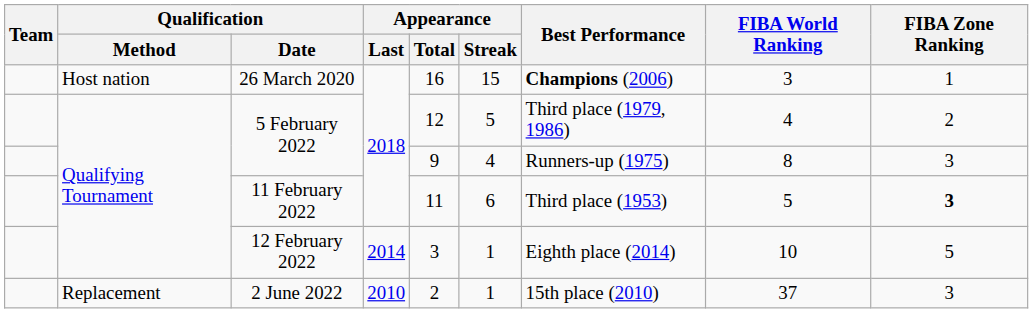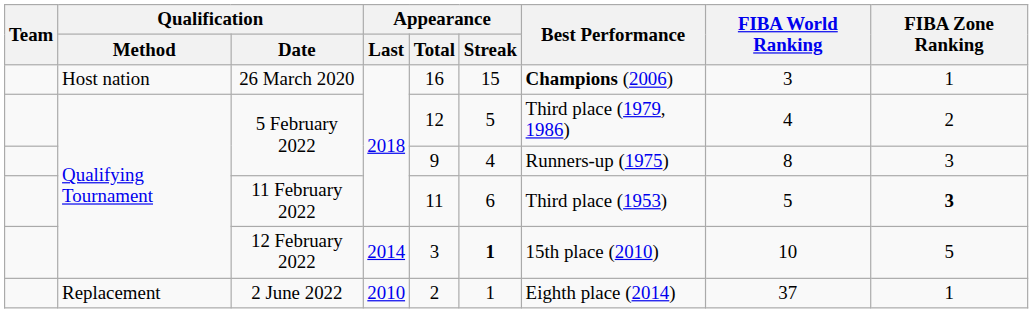(490, 252) normal -> (490, 252) bold
(601, 252) Eighth place (2014) -> (592, 252) 15th place (2010)
(592, 292) 15th place (2010) -> (601, 292) Eighth place (2014)
(949, 292) 3 -> (949, 292) 1
